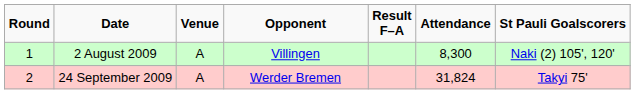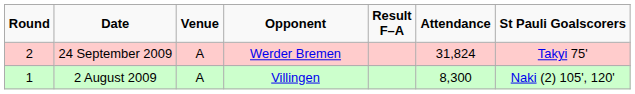rows swapped: (115, 54) <-> (115, 77)
